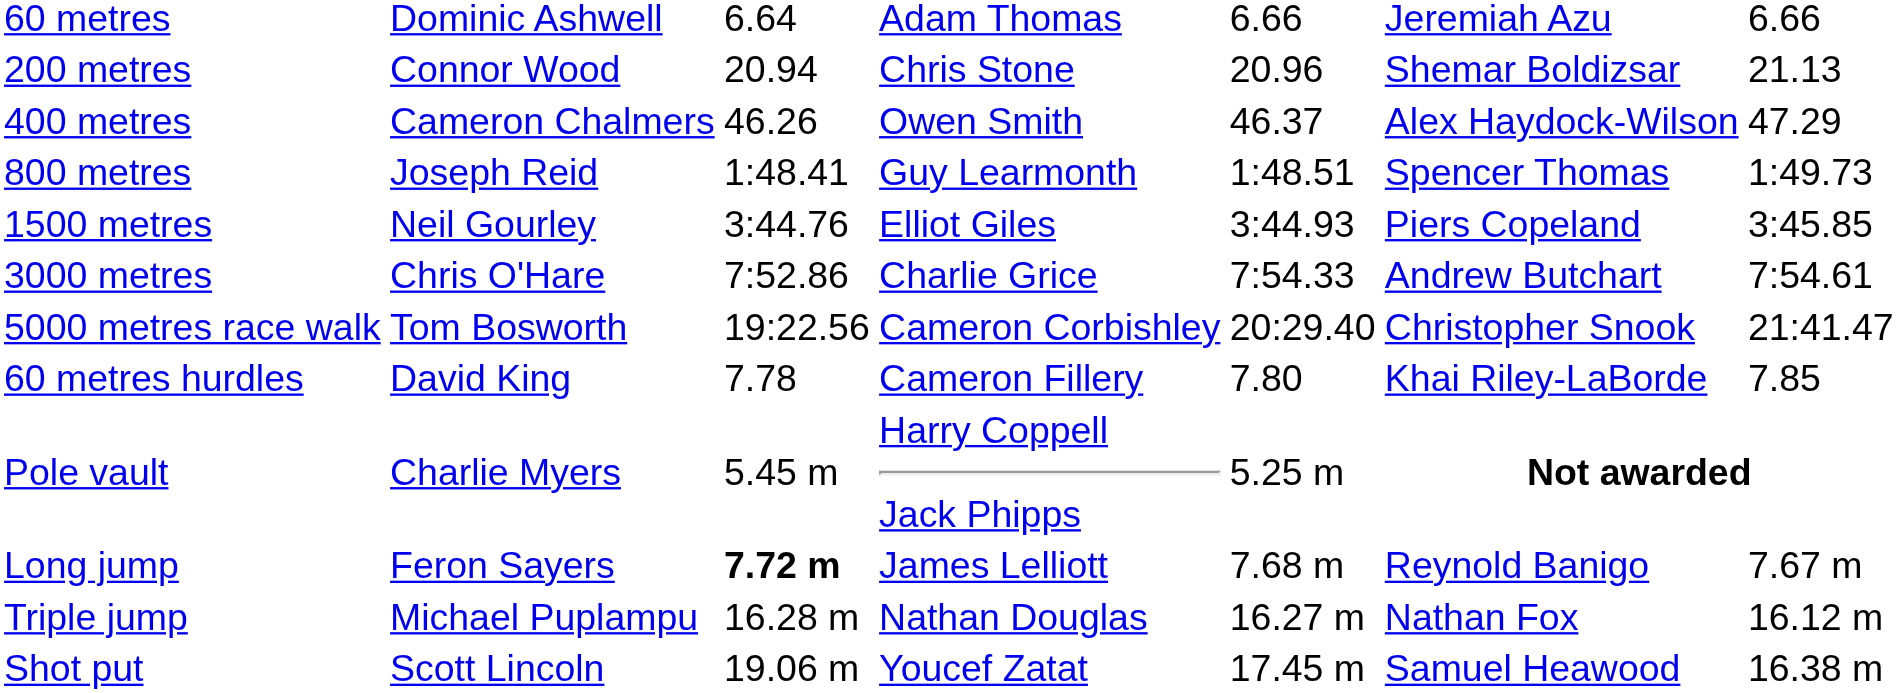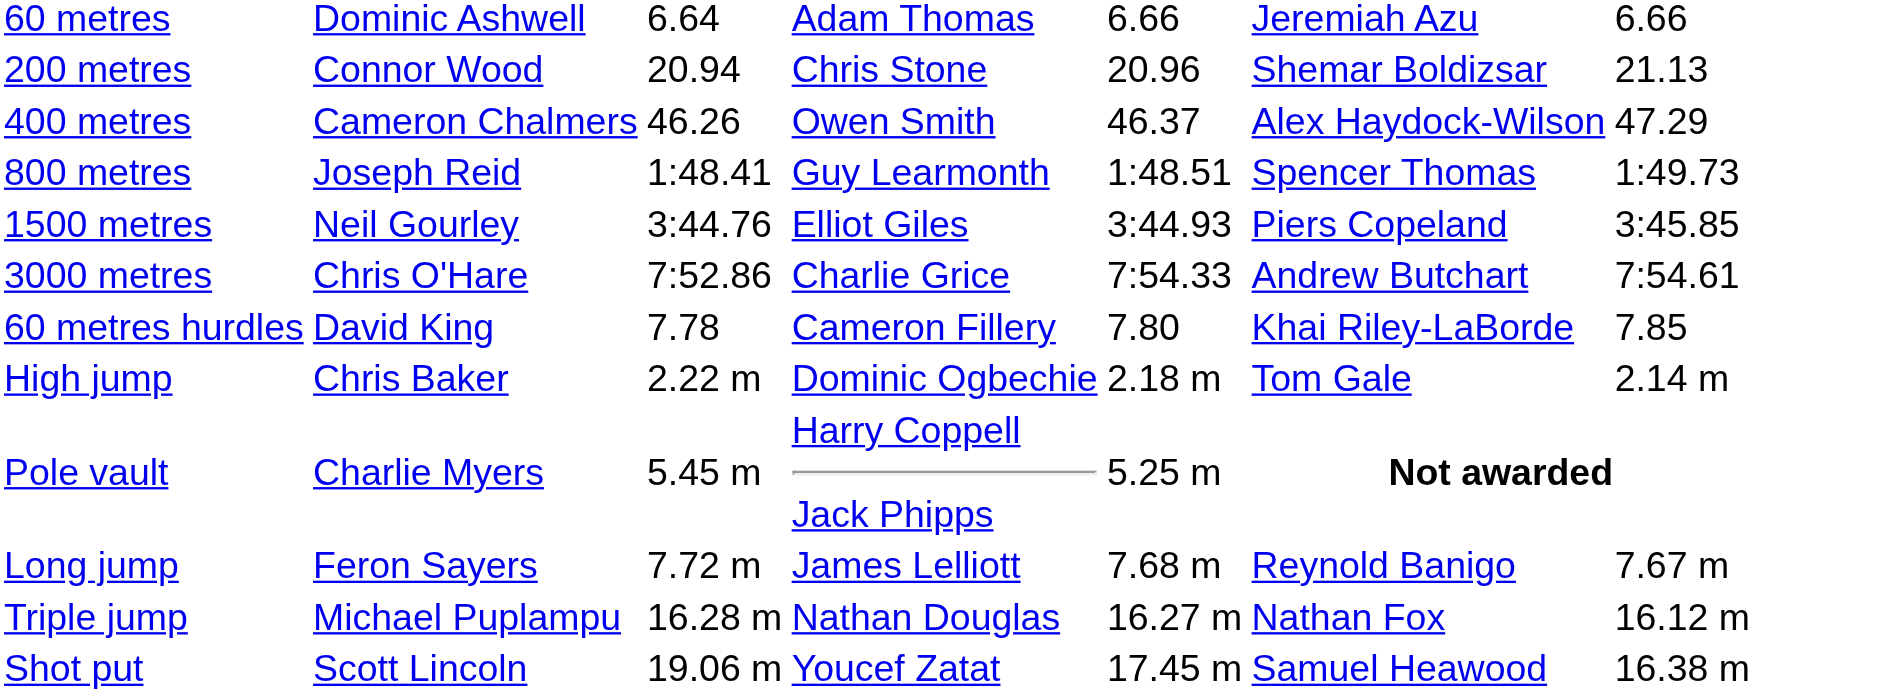- row: (192, 327)
+ row: (88, 378)
(782, 565) bold -> (704, 565) normal
